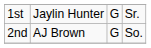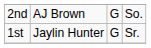rows swapped: (15, 14) <-> (17, 33)
